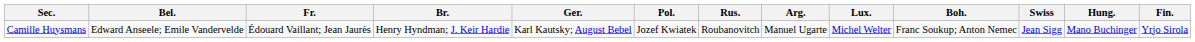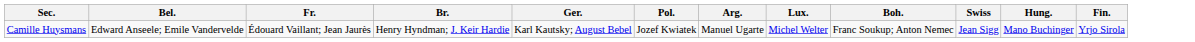- column: (730, 12)
